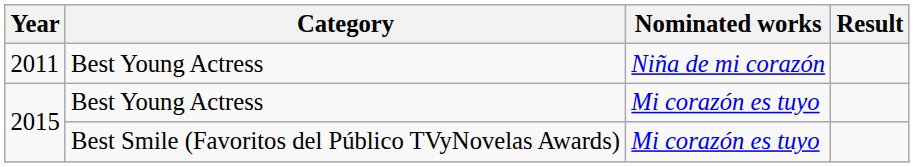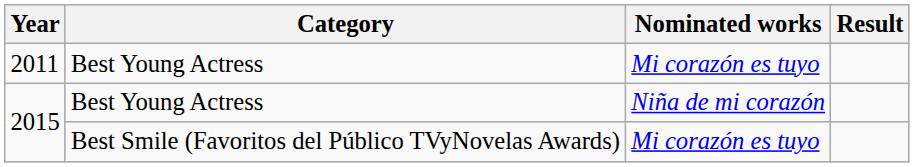(728, 63) Niña de mi corazón -> (725, 63) Mi corazón es tuyo
(725, 102) Mi corazón es tuyo -> (728, 102) Niña de mi corazón
